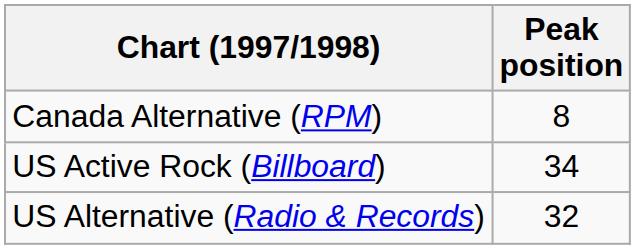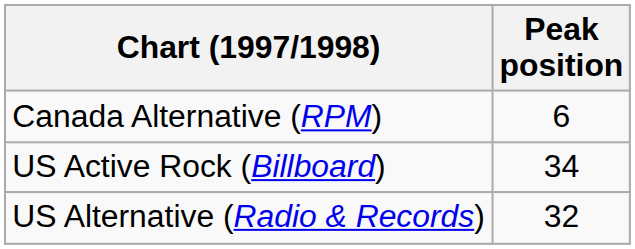(561, 116) 8 -> (561, 116) 6
